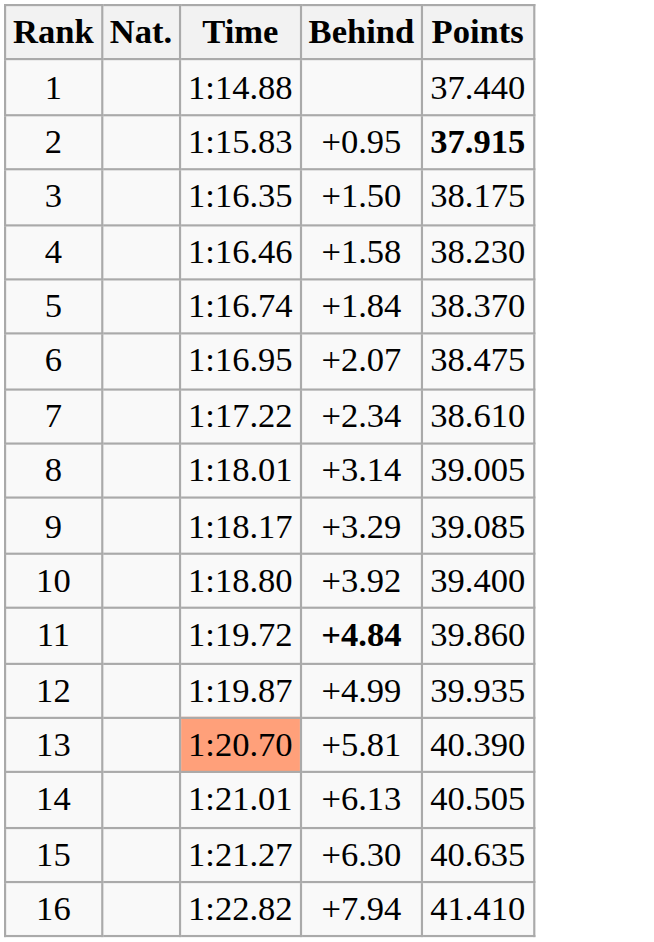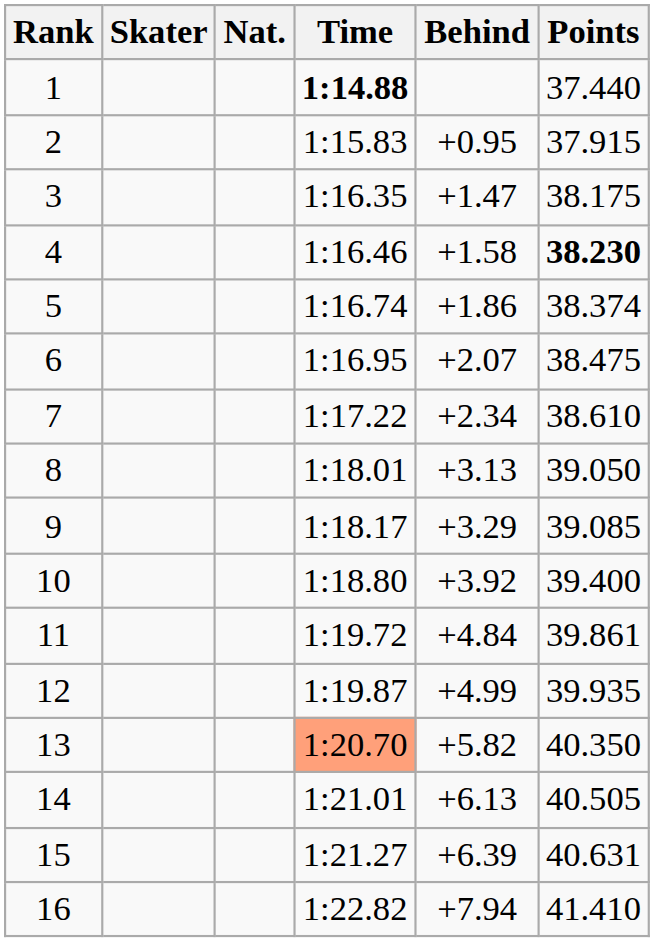+ column: (159, 31)
(240, 86) normal -> (355, 86) bold
(478, 141) bold -> (593, 141) normal
(361, 196) +1.50 -> (477, 196) +1.47
(478, 251) normal -> (593, 251) bold
(361, 305) +1.84 -> (477, 305) +1.86
(478, 305) 38.370 -> (593, 305) 38.374
(361, 470) +3.14 -> (477, 470) +3.13
(478, 470) 39.005 -> (593, 470) 39.050
(361, 634) bold -> (477, 634) normal
(478, 634) 39.860 -> (593, 634) 39.861
(361, 744) +5.81 -> (477, 744) +5.82
(478, 744) 40.390 -> (593, 744) 40.350
(361, 854) +6.30 -> (477, 854) +6.39
(478, 854) 40.635 -> (593, 854) 40.631
